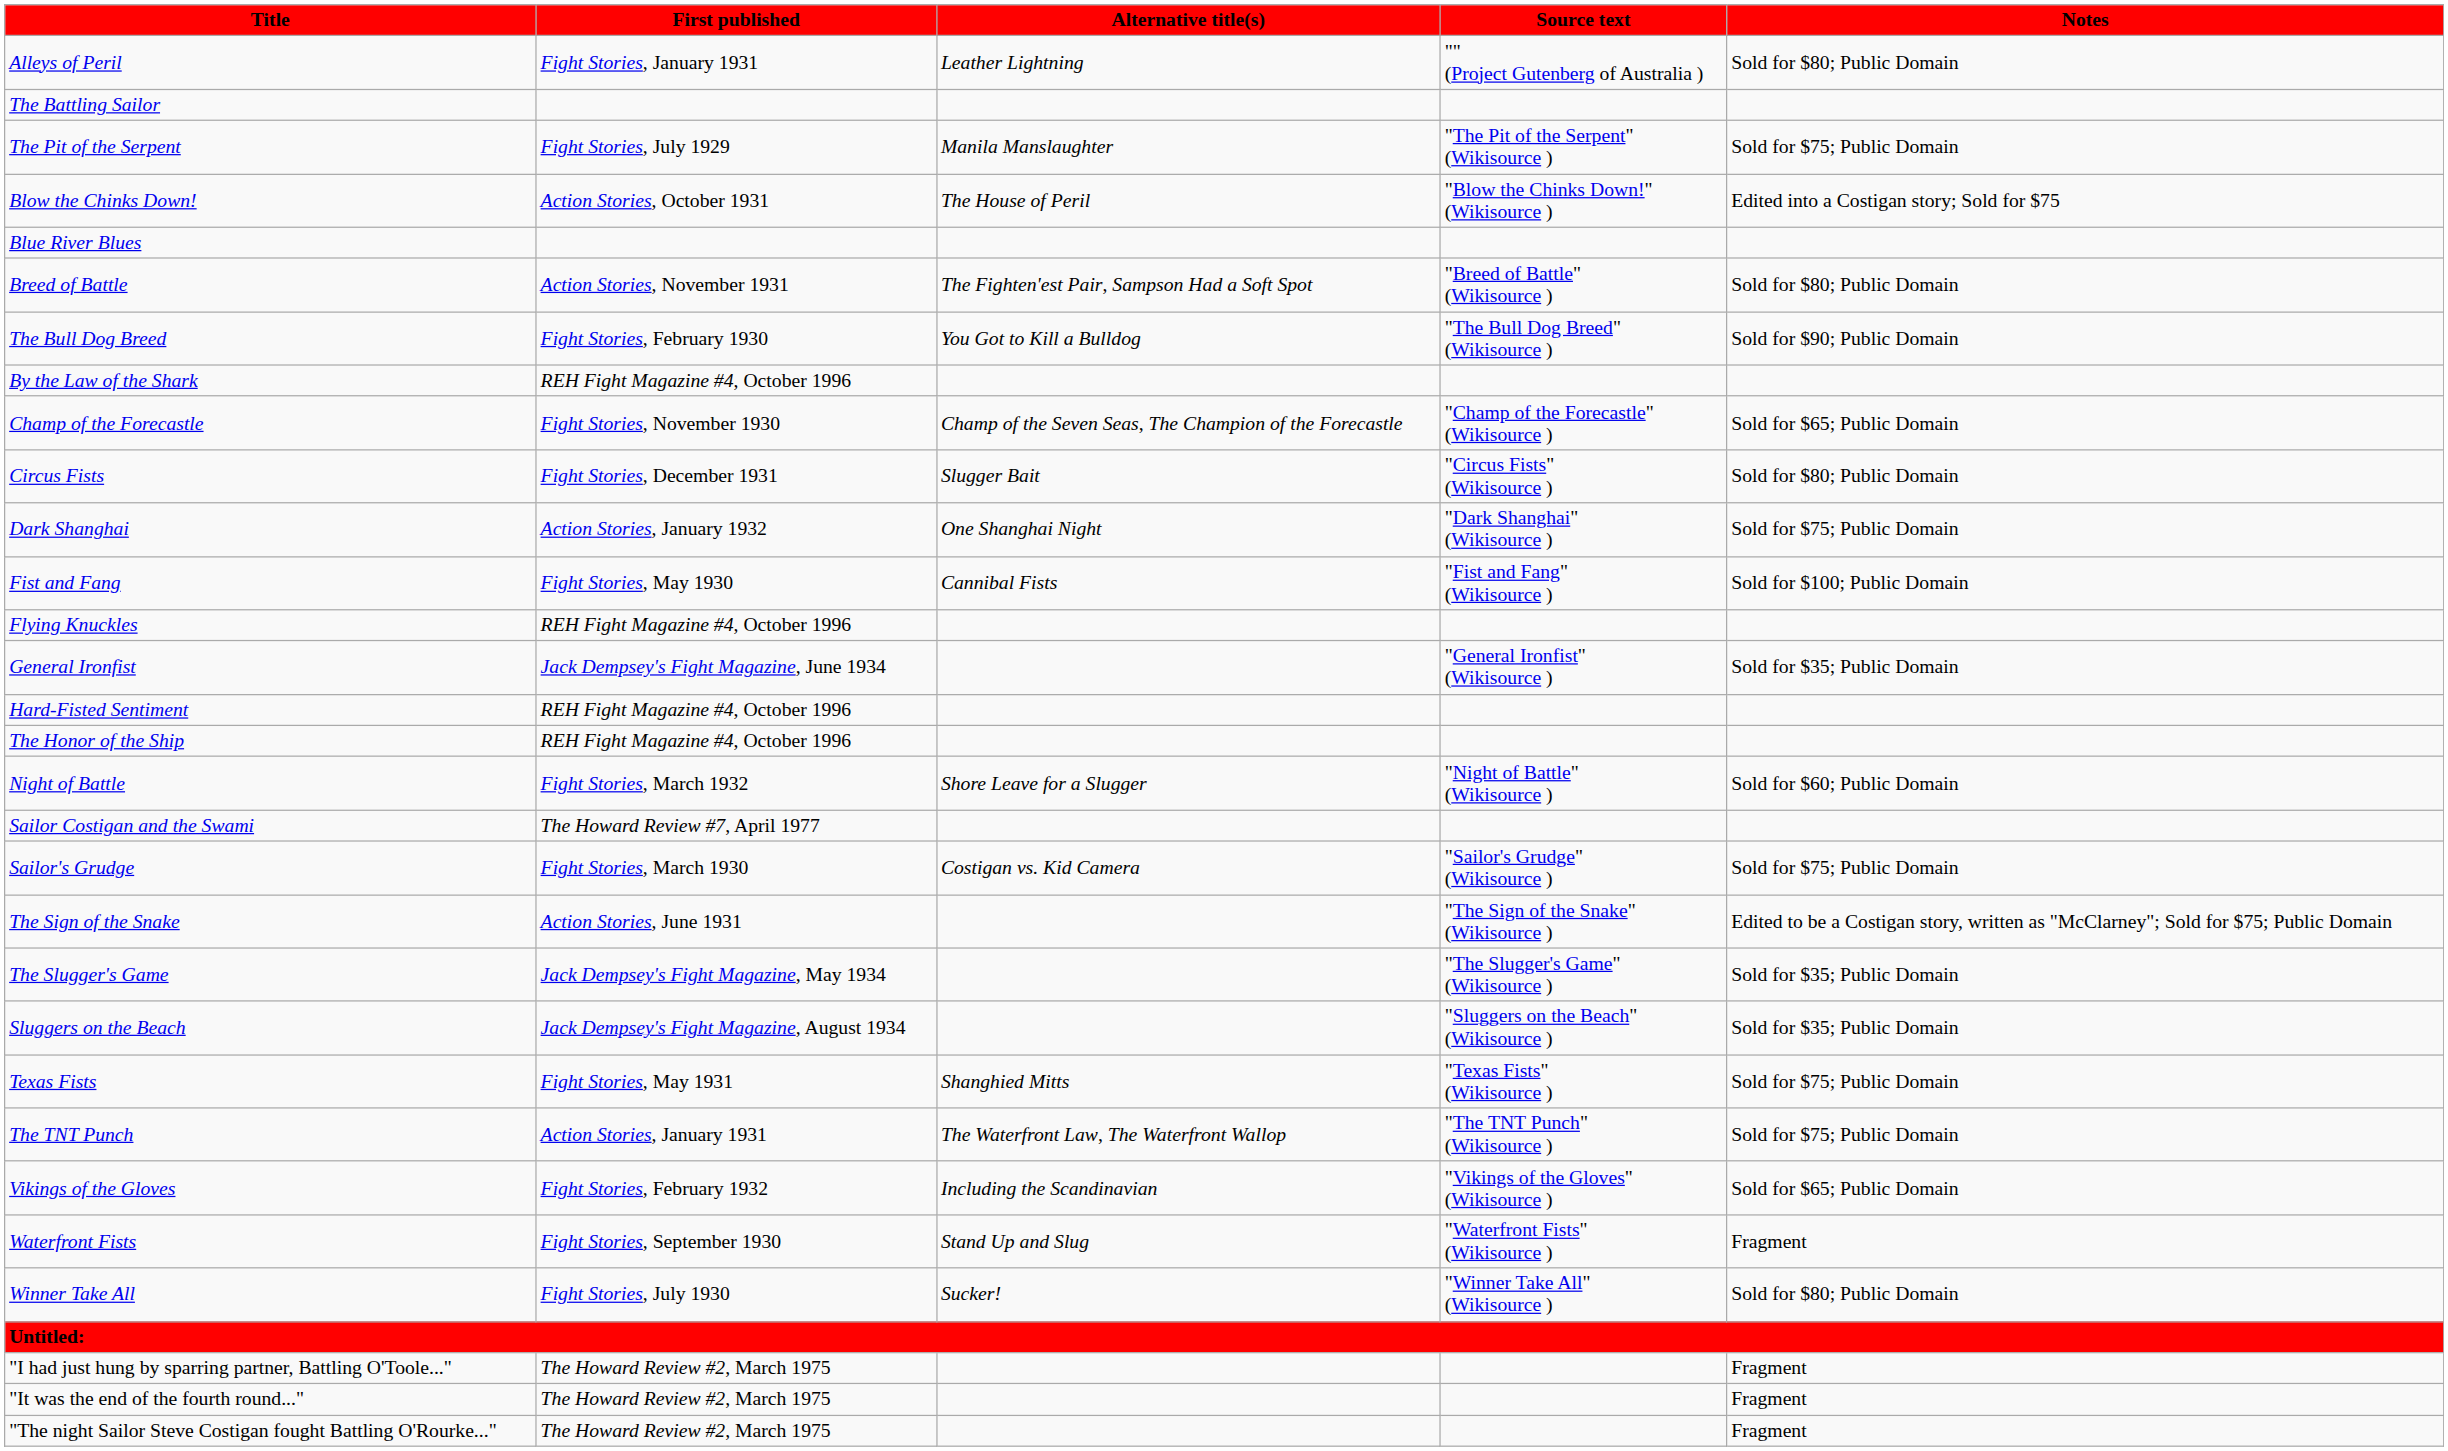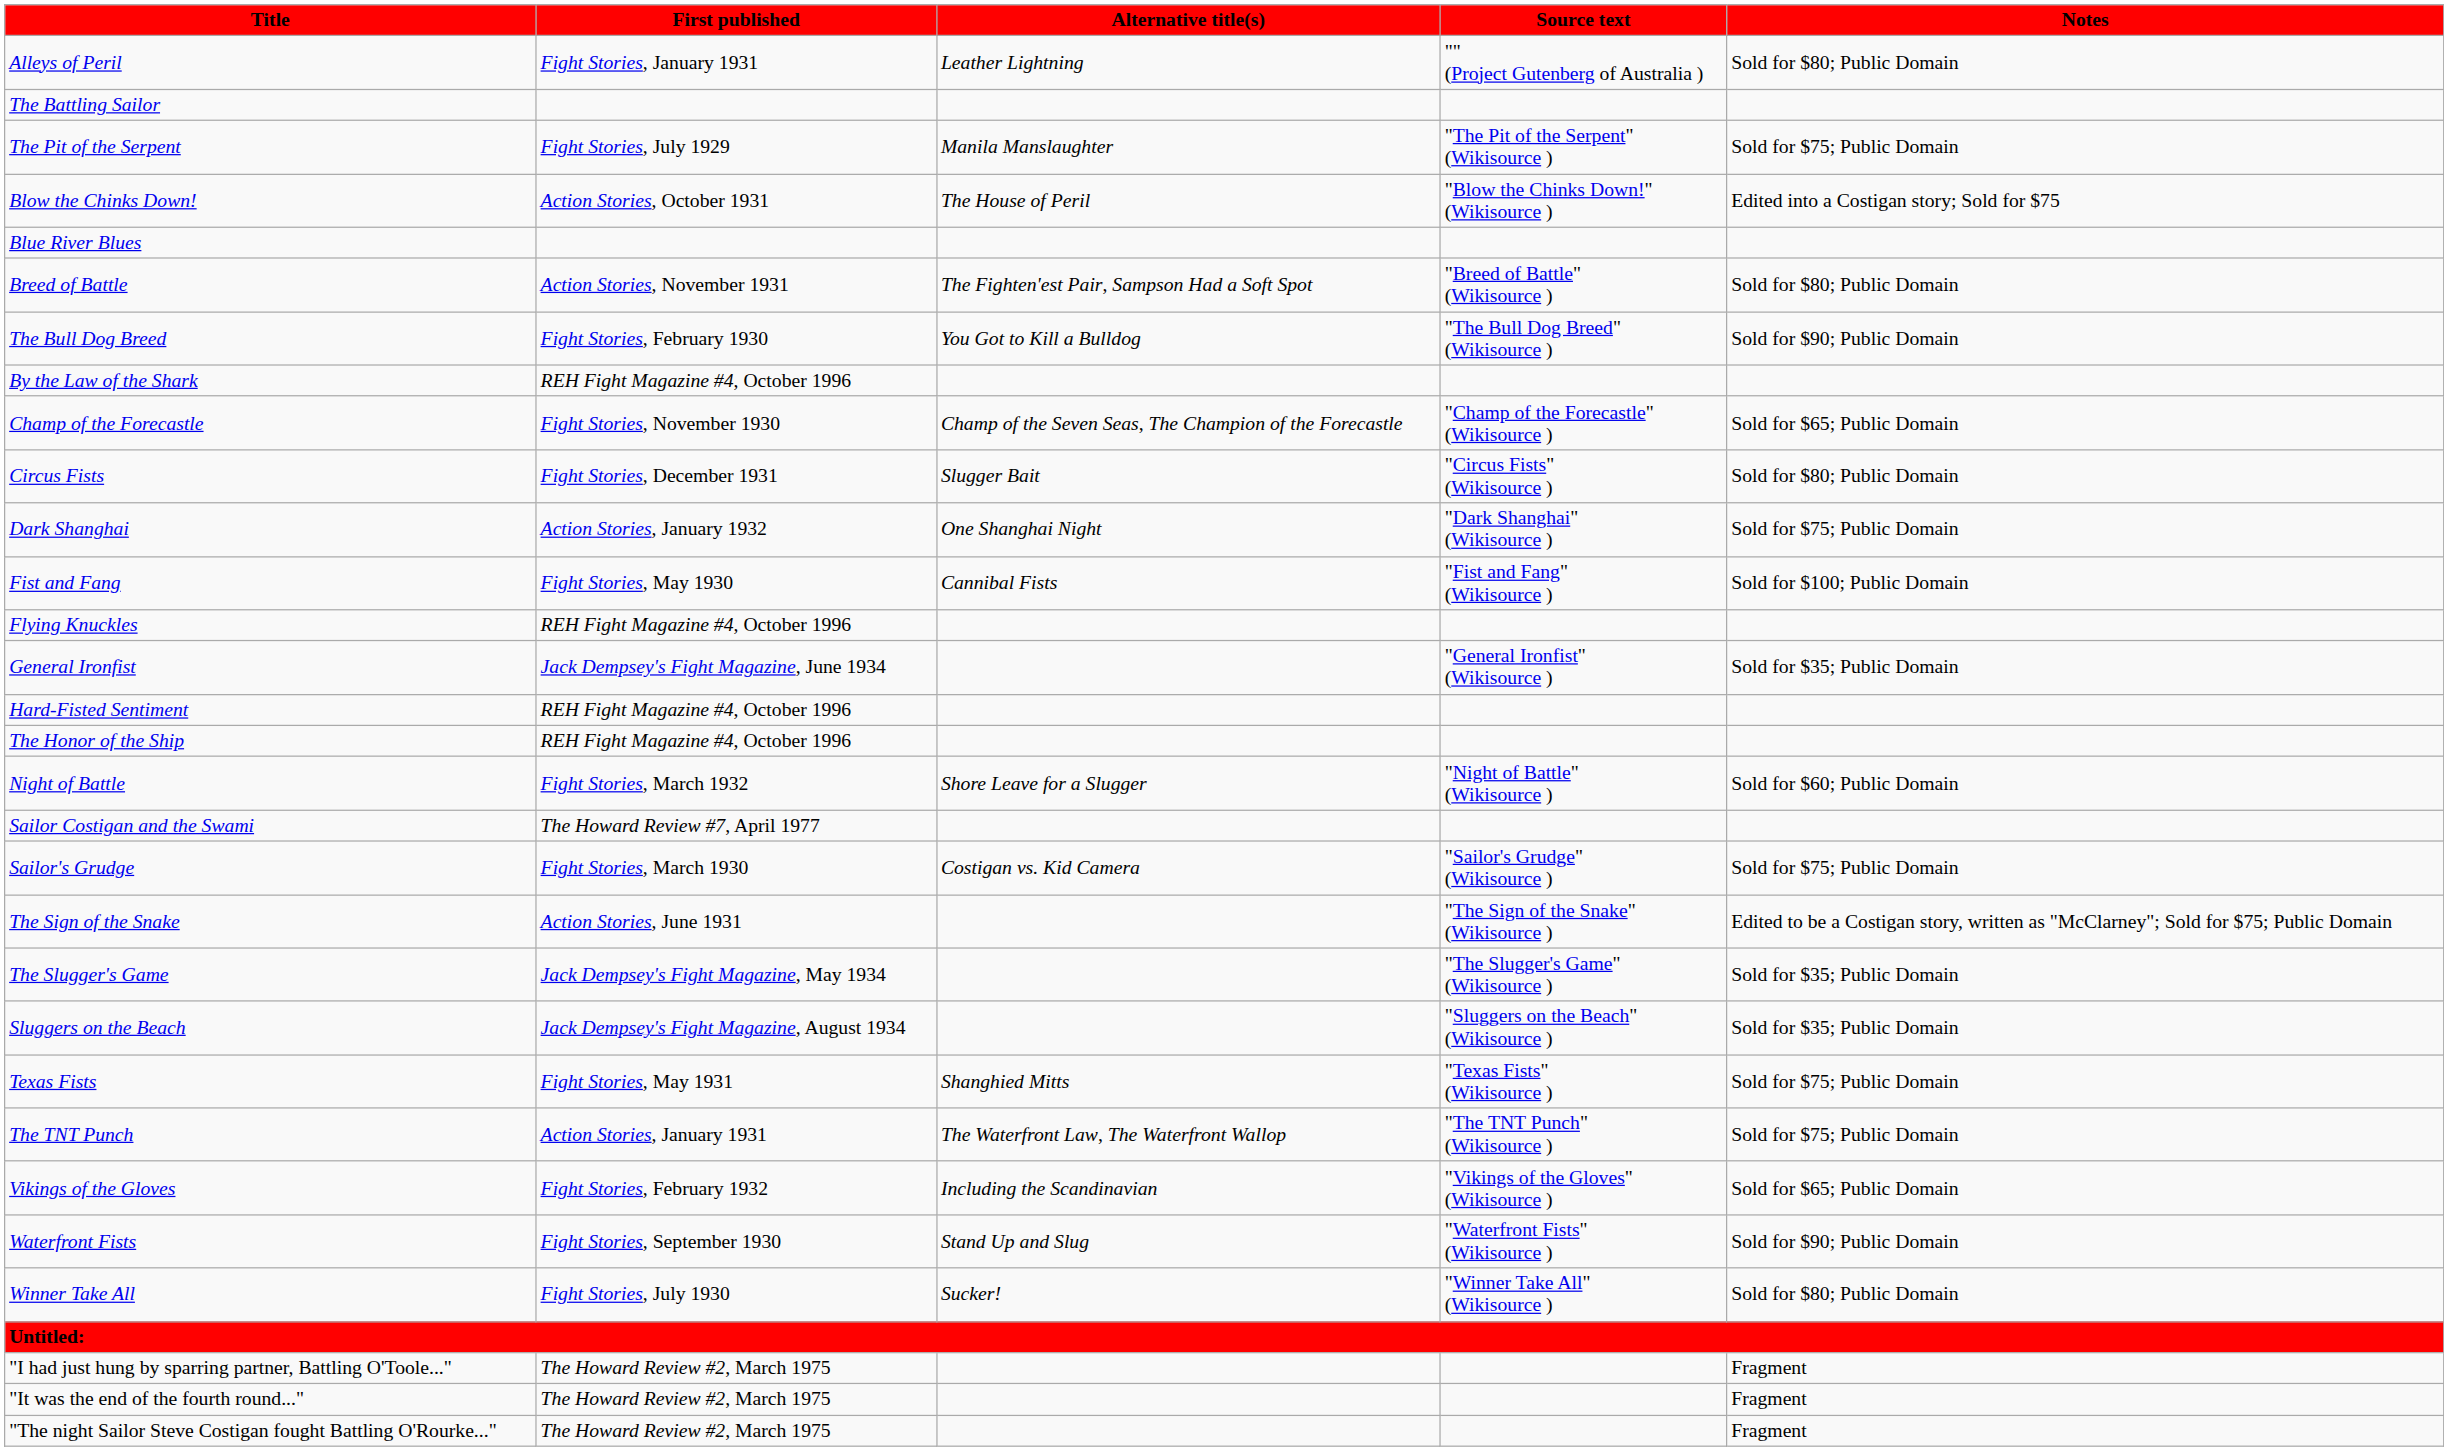(1769, 1241) Fragment -> (1845, 1241) Sold for $90; Public Domain
